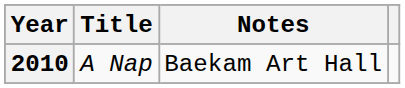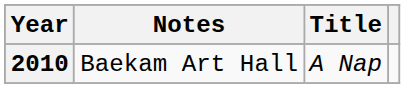columns swapped: (117, 25) <-> (273, 25)
